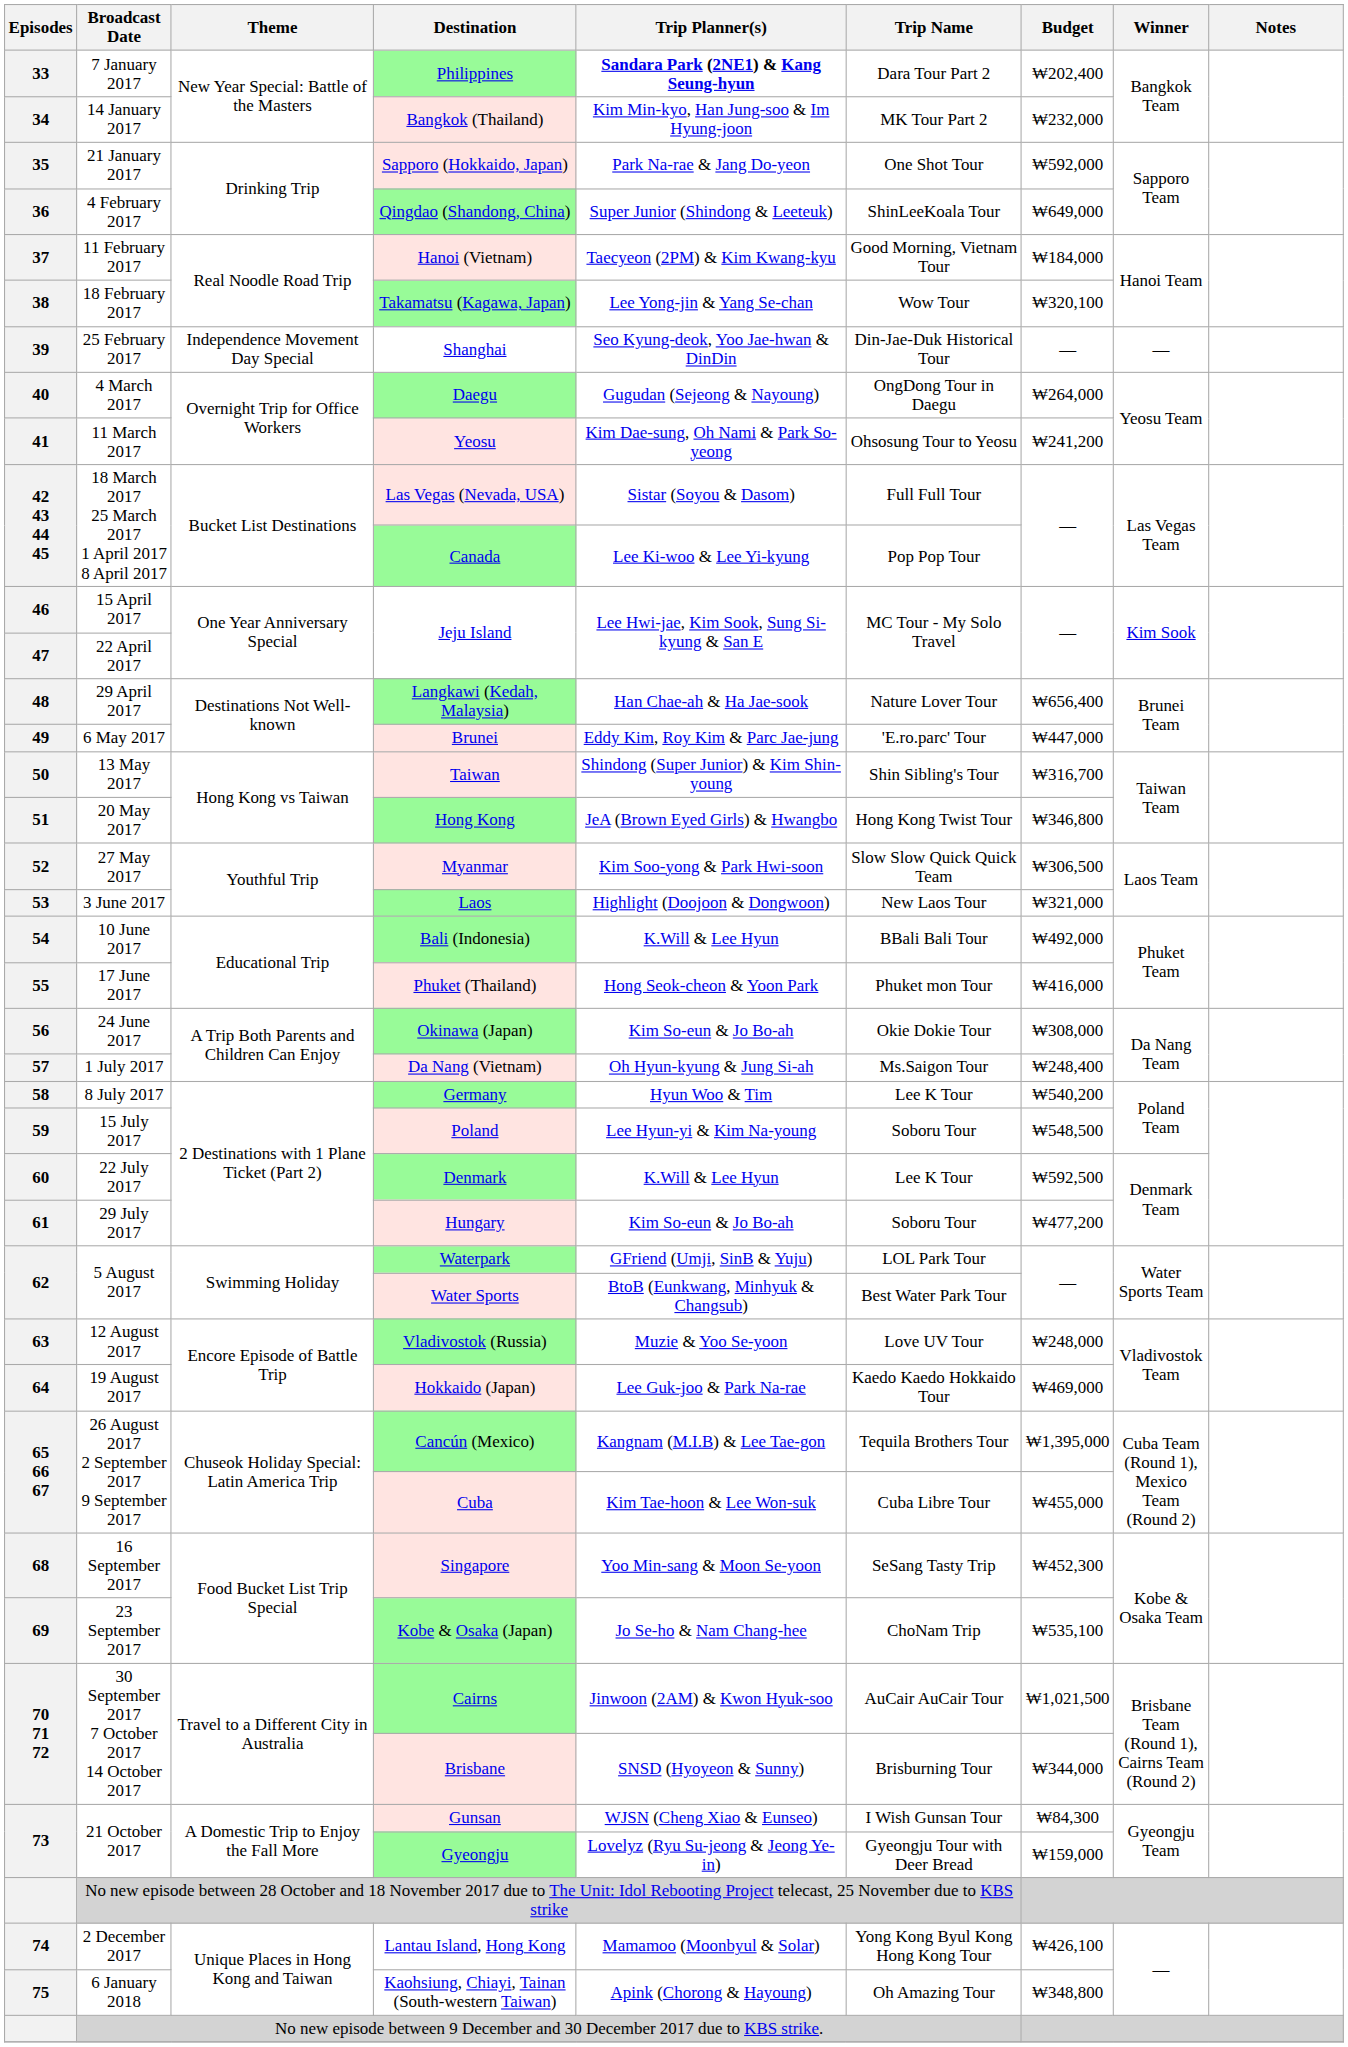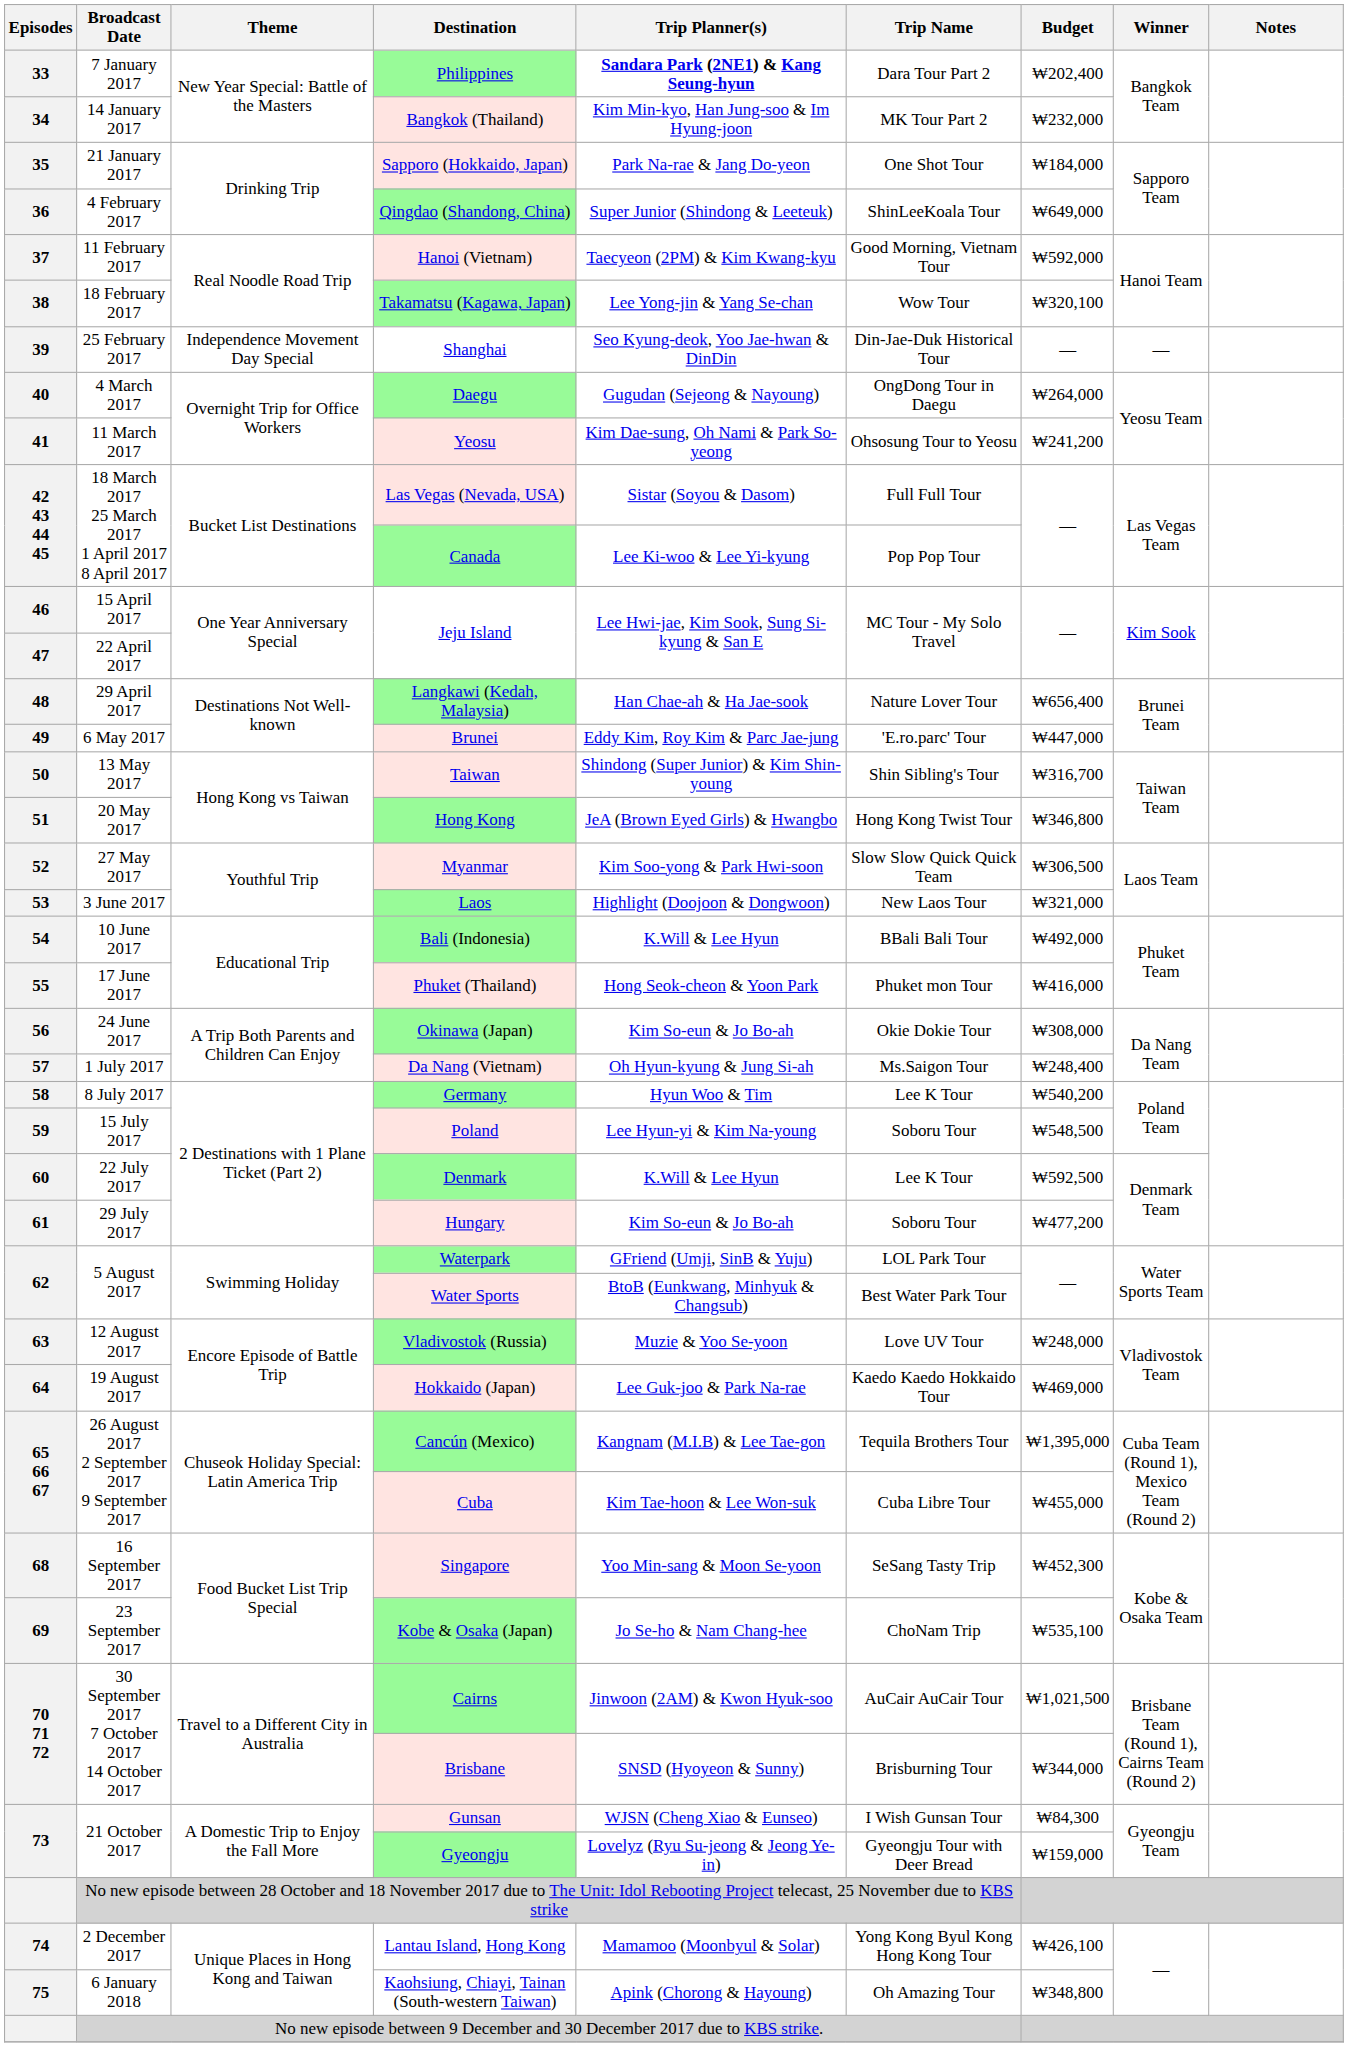(1068, 165) ₩592,000 -> (1068, 165) ₩184,000
(1068, 257) ₩184,000 -> (1068, 257) ₩592,000
